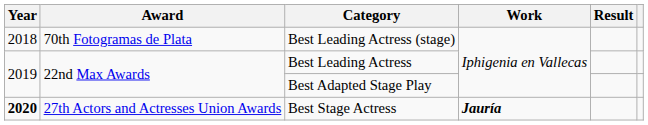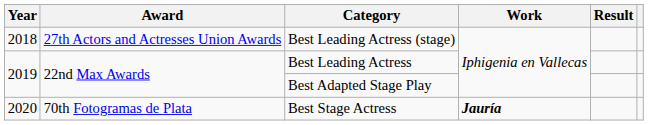(118, 39) 70th Fotogramas de Plata -> (162, 39) 27th Actors and Actresses Union Awards
(22, 108) bold -> (22, 108) normal
(162, 108) 27th Actors and Actresses Union Awards -> (118, 108) 70th Fotogramas de Plata
